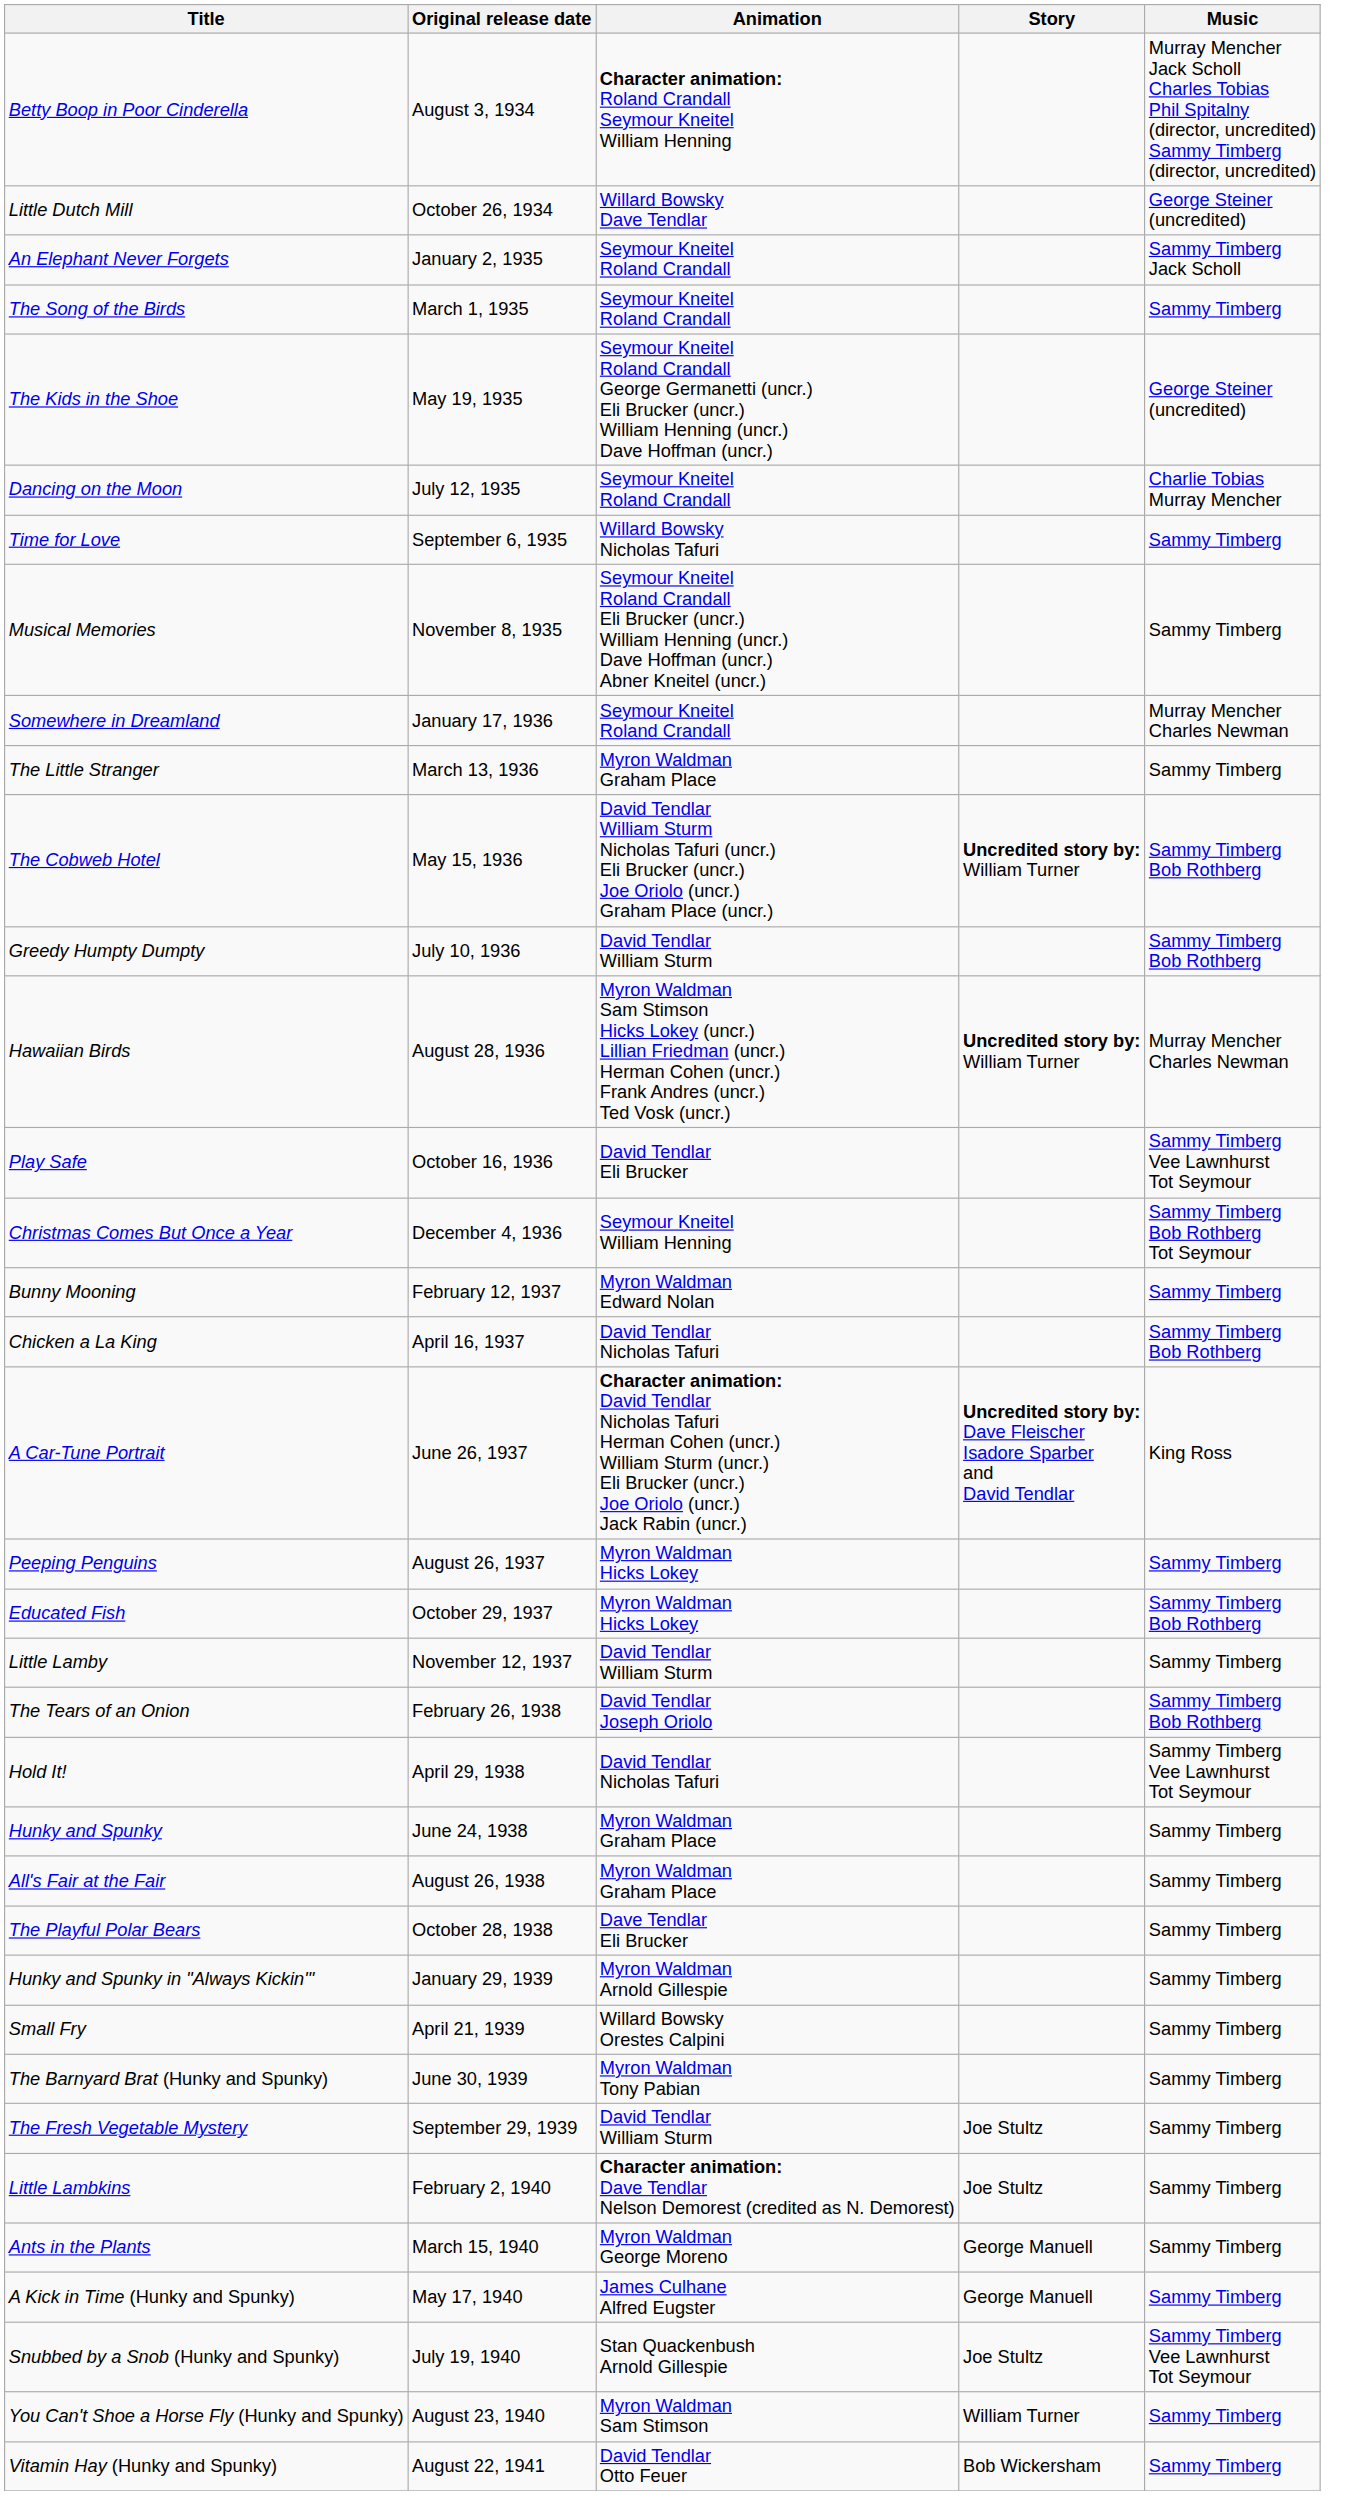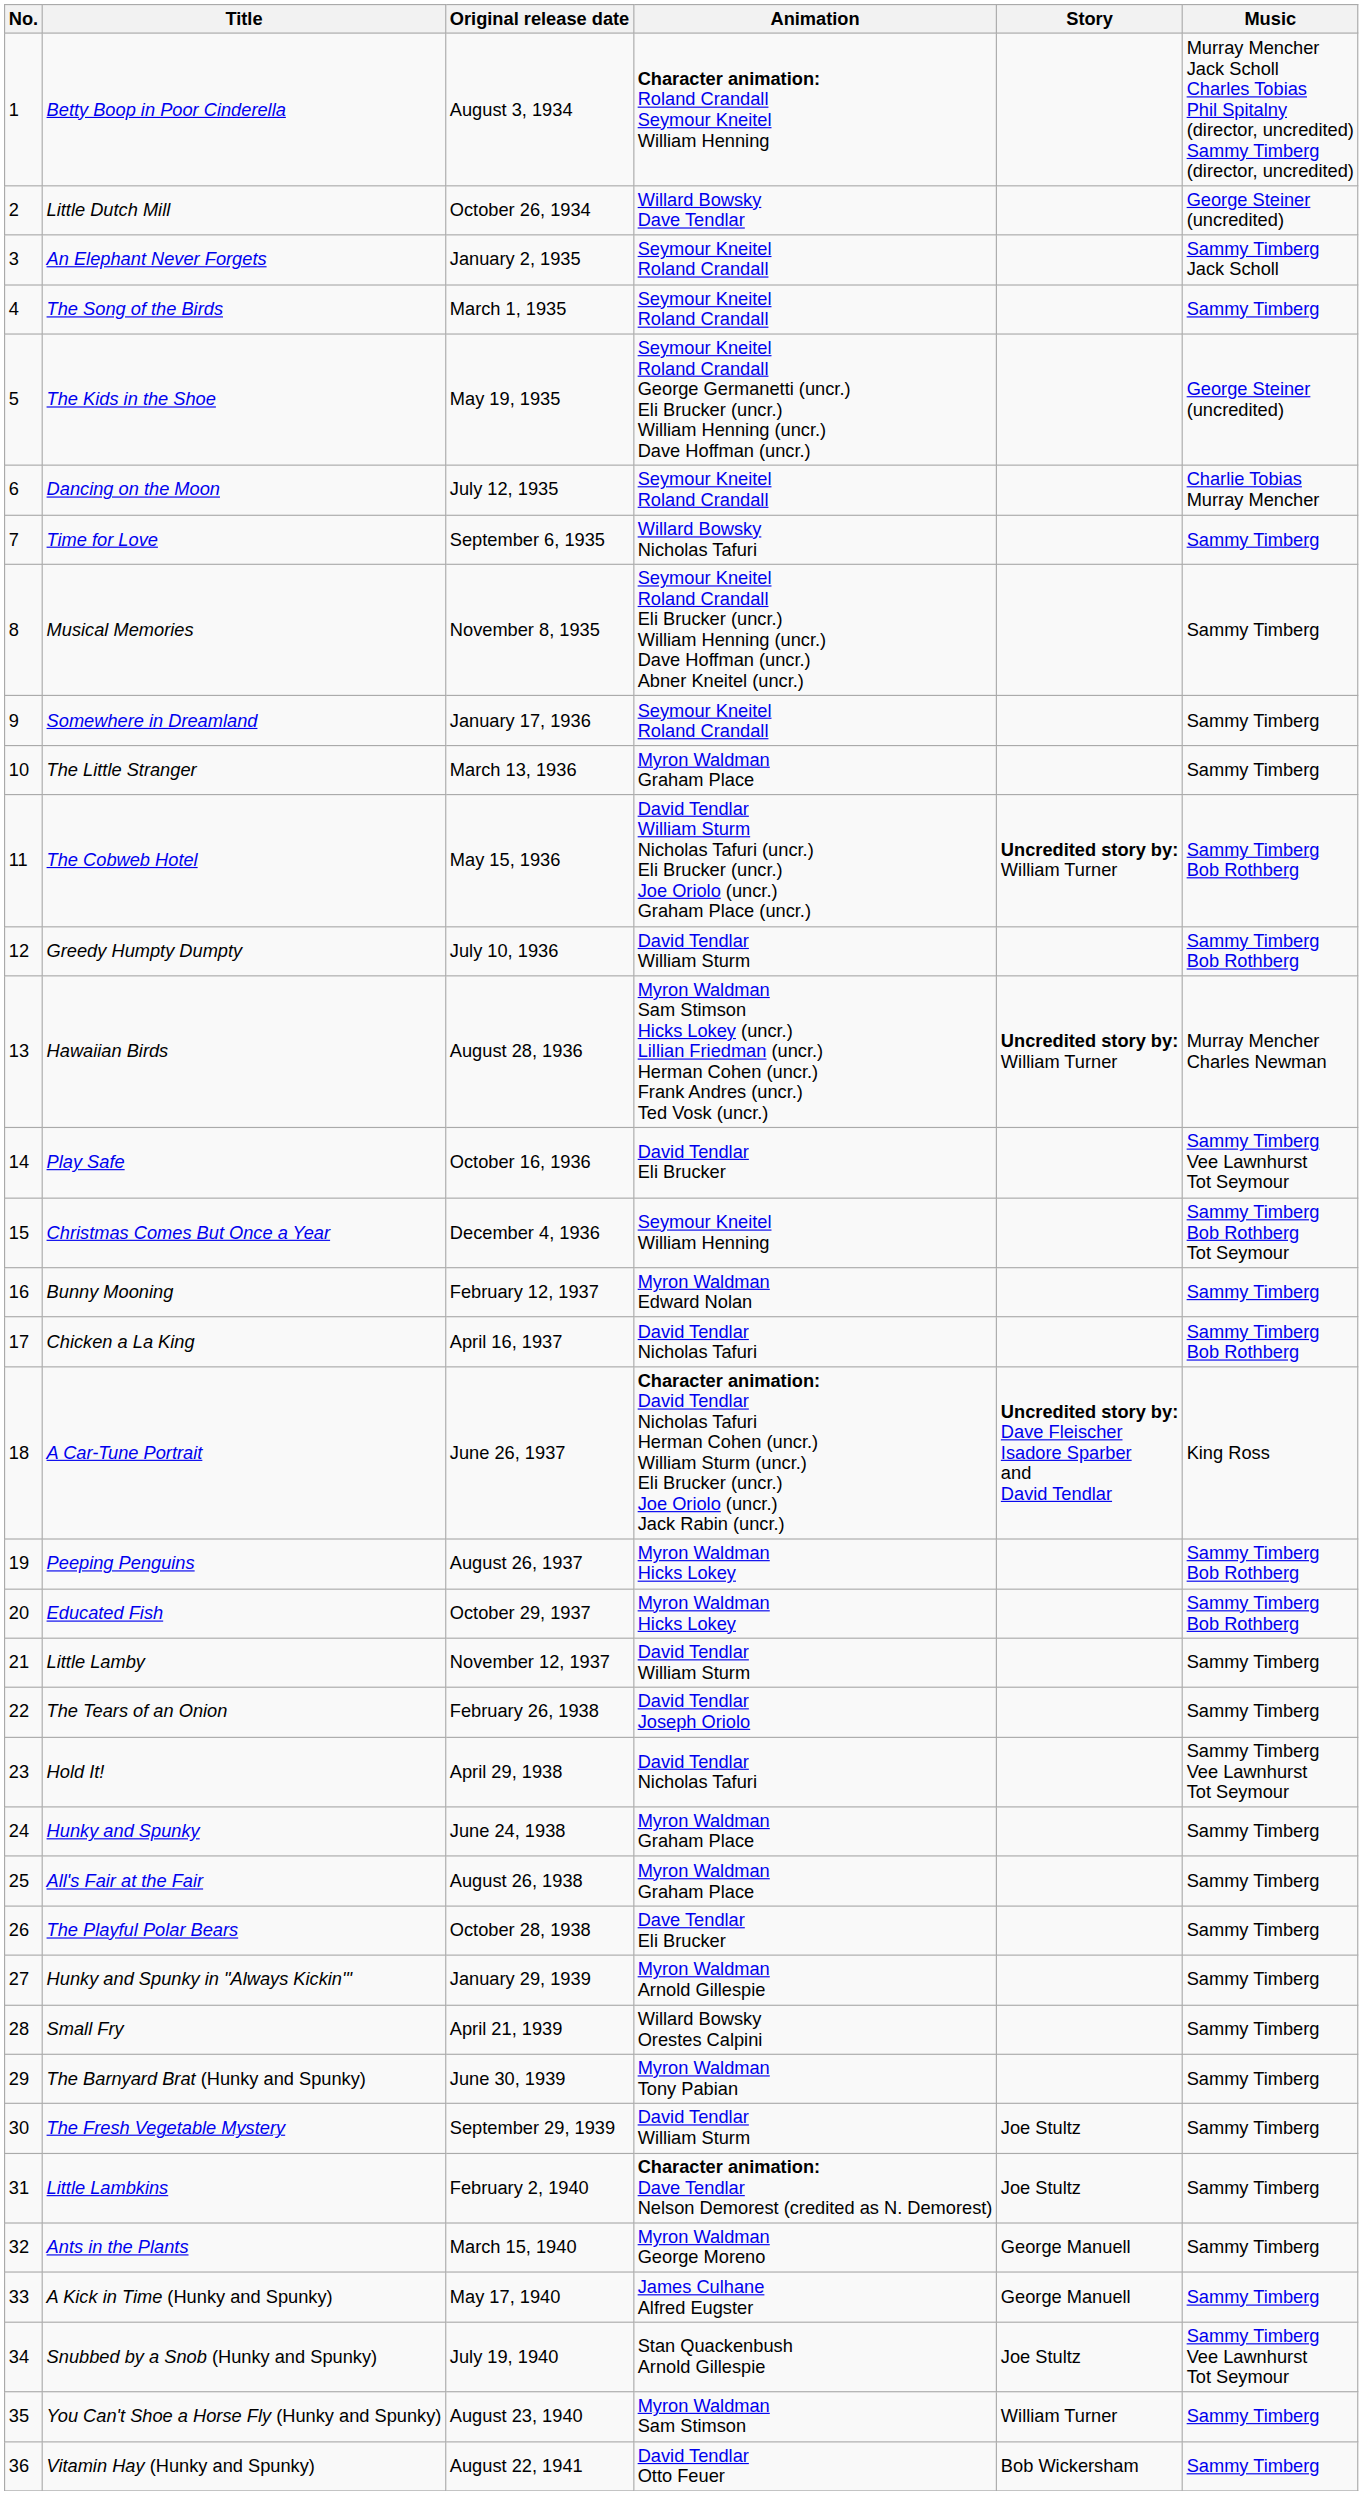+ column: (23, 18)
(1219, 720) Murray Mencher Charles Newman -> (1253, 720) Sammy Timberg
(1215, 1563) Sammy Timberg -> (1253, 1563) Sammy Timberg Bob Rothberg
(1215, 1712) Sammy Timberg Bob Rothberg -> (1253, 1712) Sammy Timberg
